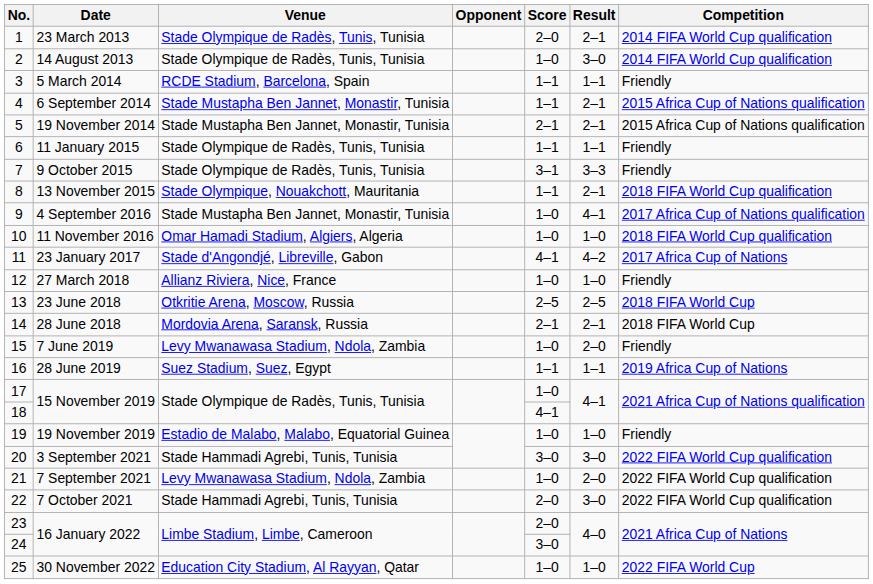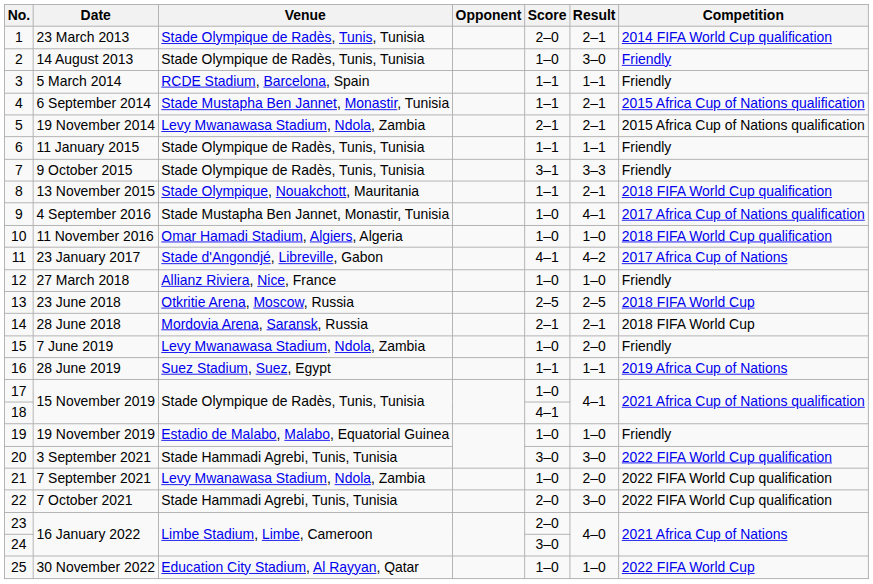(727, 59) 2014 FIFA World Cup qualification -> (647, 59) Friendly
(305, 125) Stade Mustapha Ben Jannet, Monastir, Tunisia -> (293, 125) Levy Mwanawasa Stadium, Ndola, Zambia
